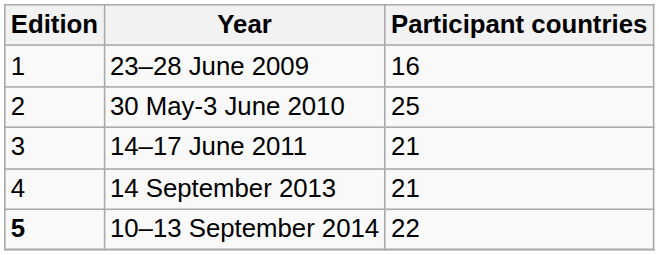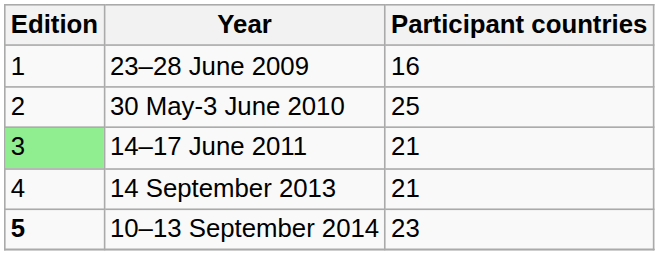(18, 147) no background -> (18, 147) lightgreen background
(405, 229) 22 -> (405, 229) 23
